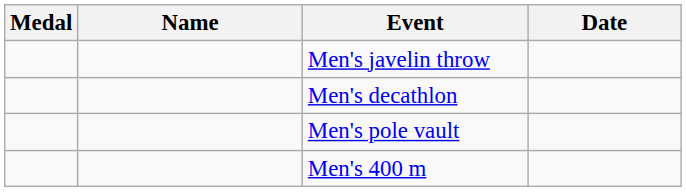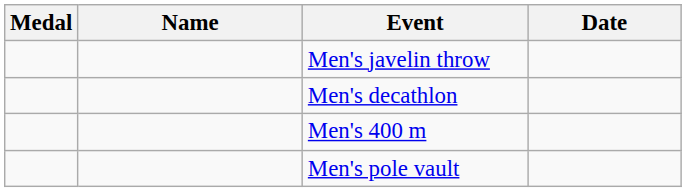rows swapped: (367, 167) <-> (384, 131)
